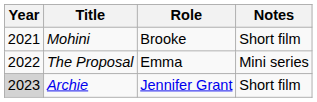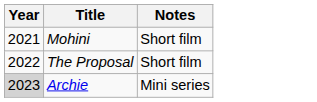- column: (186, 16)
(274, 62) Mini series -> (171, 62) Short film
(270, 85) Short film -> (175, 85) Mini series
